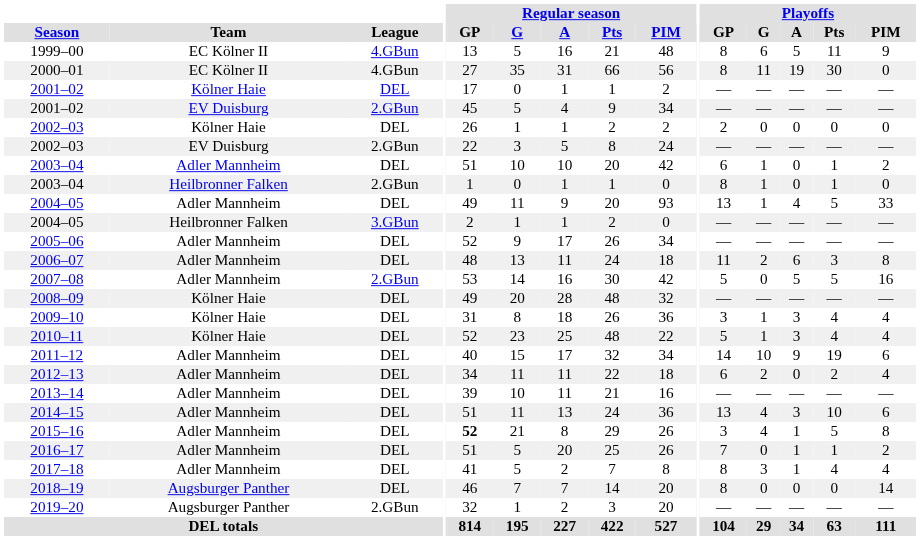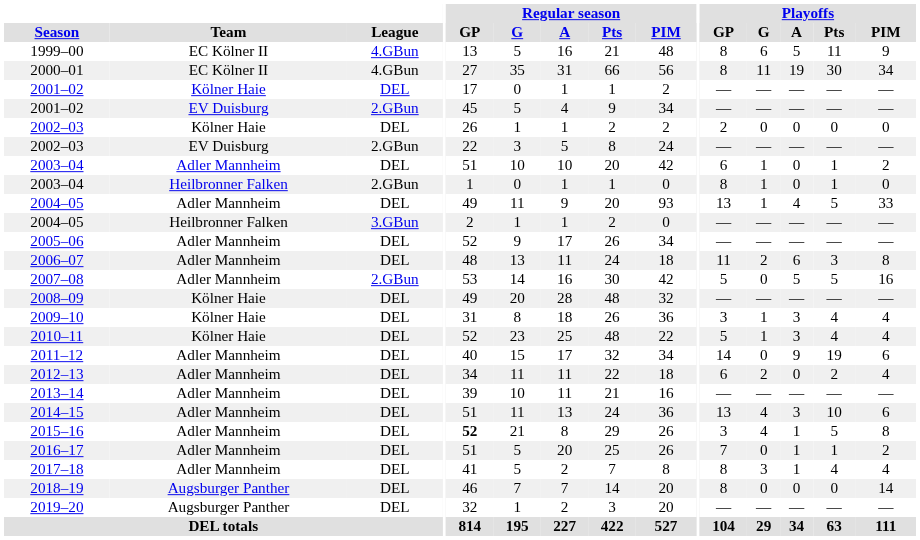(886, 70) 0 -> (886, 70) 34
(764, 355) 10 -> (764, 355) 0
(395, 507) 2.GBun -> (395, 507) DEL
